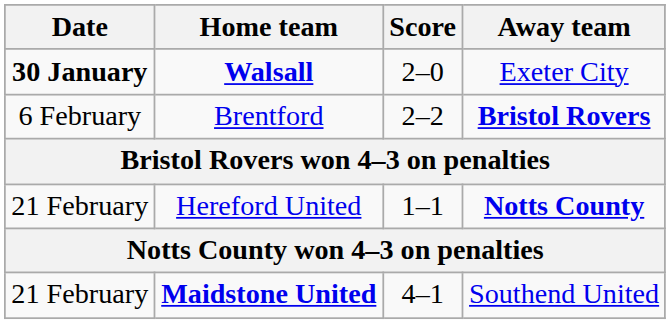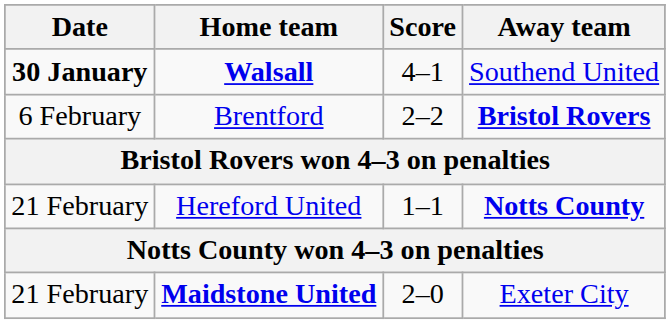(423, 71) 2–0 -> (423, 71) 4–1
(564, 71) Exeter City -> (564, 71) Southend United
(423, 294) 4–1 -> (423, 294) 2–0
(564, 294) Southend United -> (564, 294) Exeter City
